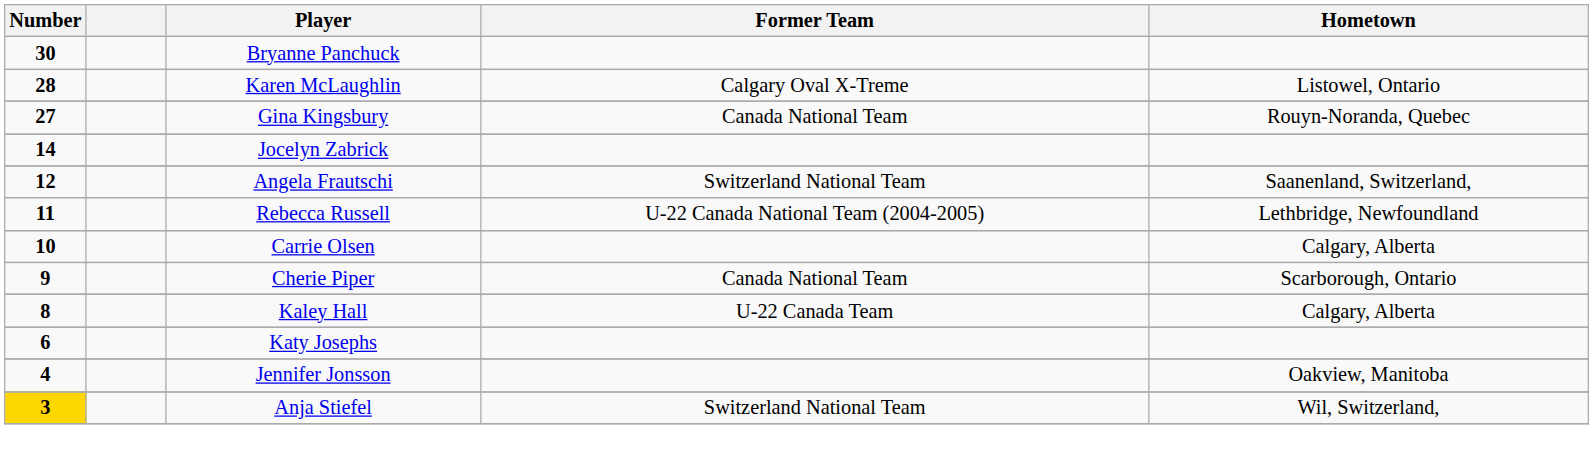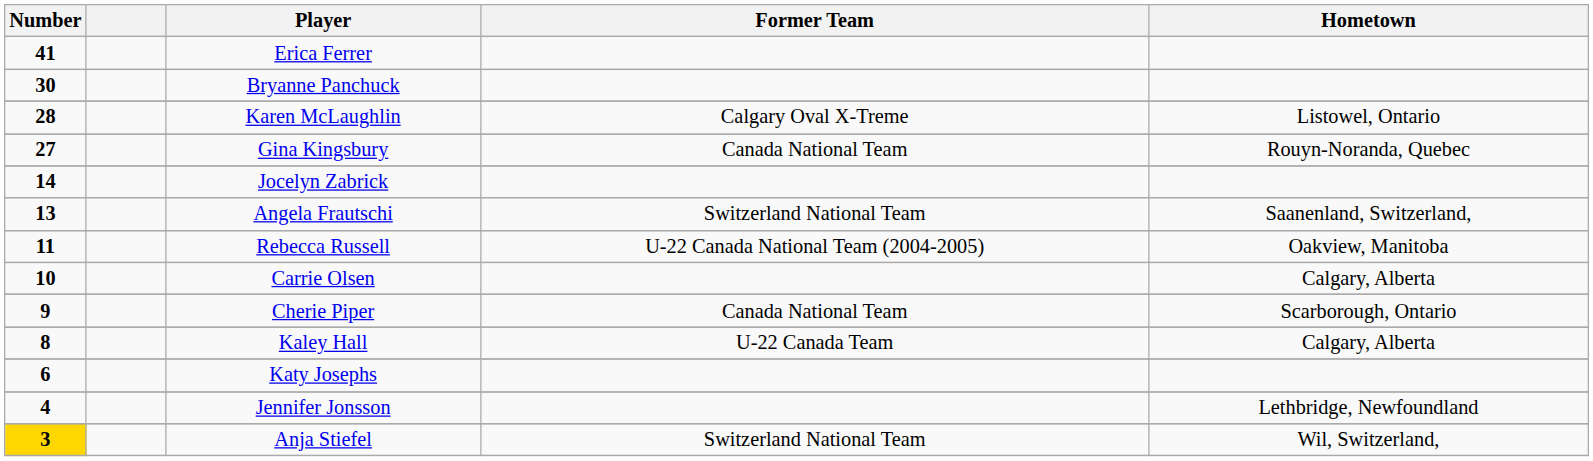+ row: (323, 52)
(45, 181) 12 -> (45, 213) 13
(1368, 213) Lethbridge, Newfoundland -> (1368, 246) Oakview, Manitoba
(1368, 375) Oakview, Manitoba -> (1368, 407) Lethbridge, Newfoundland
